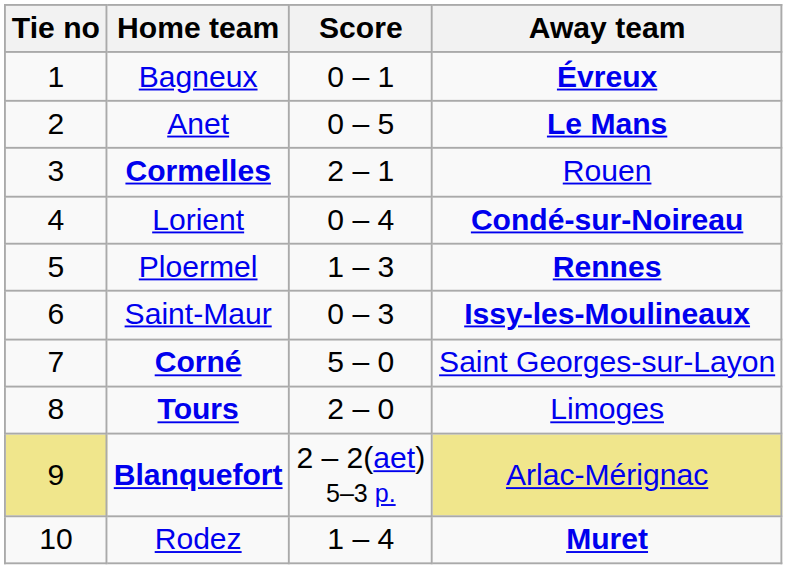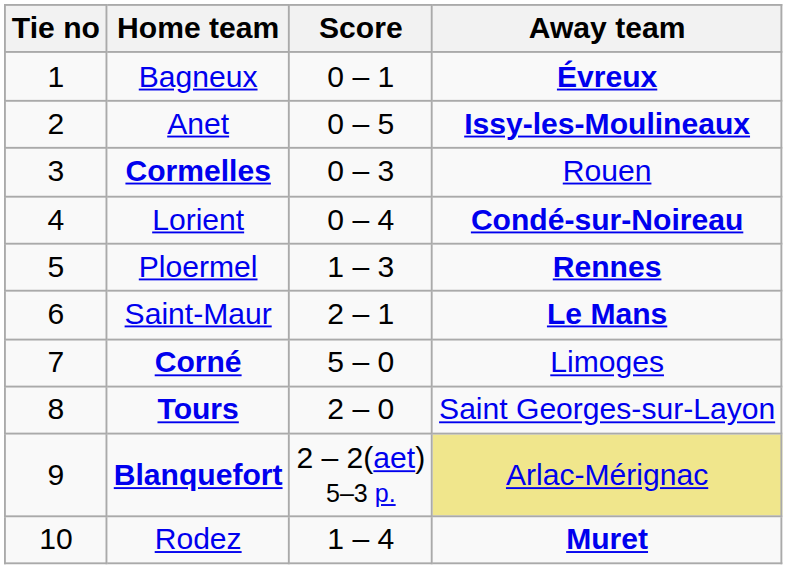(607, 123) Le Mans -> (607, 123) Issy-les-Moulineaux
(361, 171) 2 – 1 -> (361, 171) 0 – 3
(361, 314) 0 – 3 -> (361, 314) 2 – 1
(607, 314) Issy-les-Moulineaux -> (607, 314) Le Mans
(607, 362) Saint Georges-sur-Layon -> (607, 362) Limoges
(607, 409) Limoges -> (607, 409) Saint Georges-sur-Layon
(56, 474) khaki background -> (56, 474) no background
